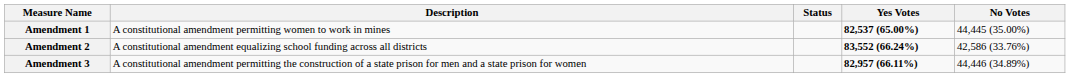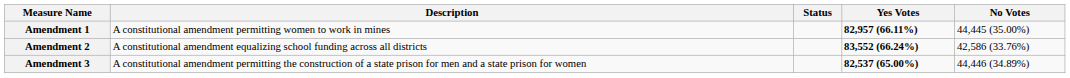(881, 30) 82,537 (65.00%) -> (881, 30) 82,957 (66.11%)
(881, 64) 82,957 (66.11%) -> (881, 64) 82,537 (65.00%)
